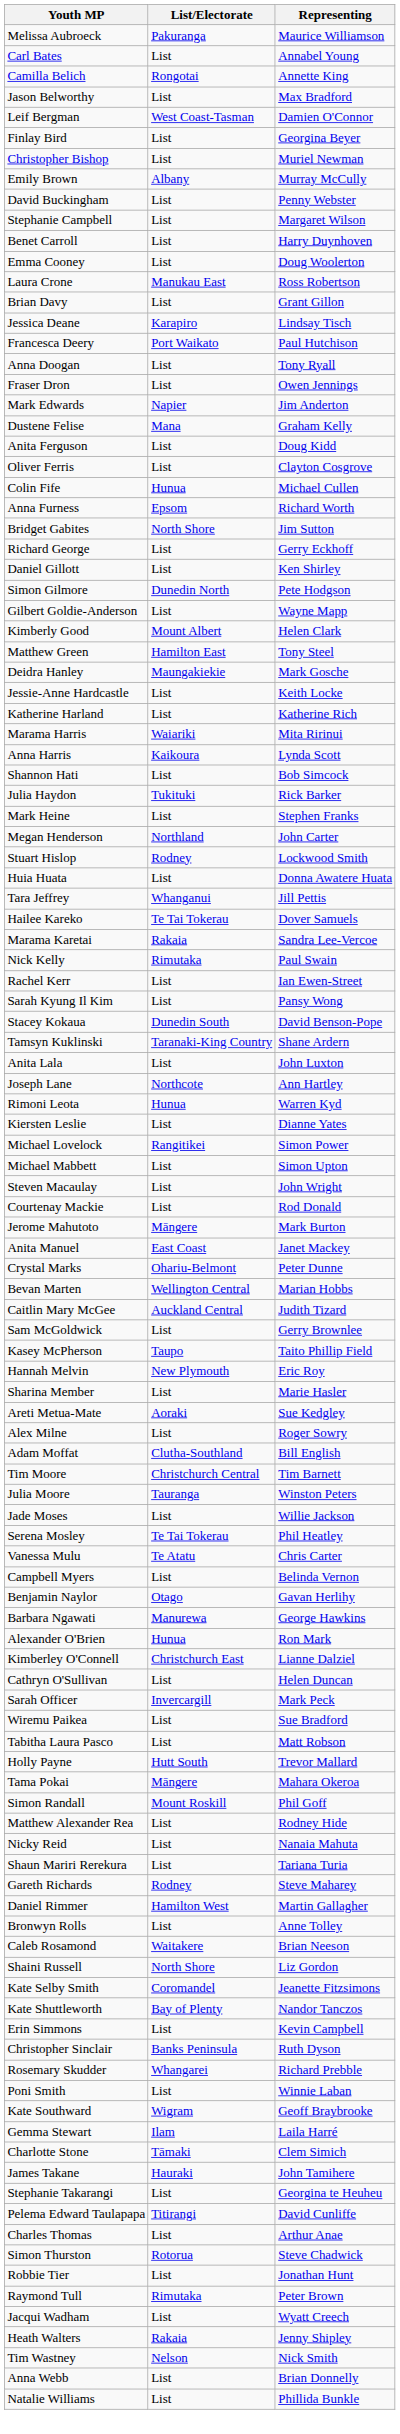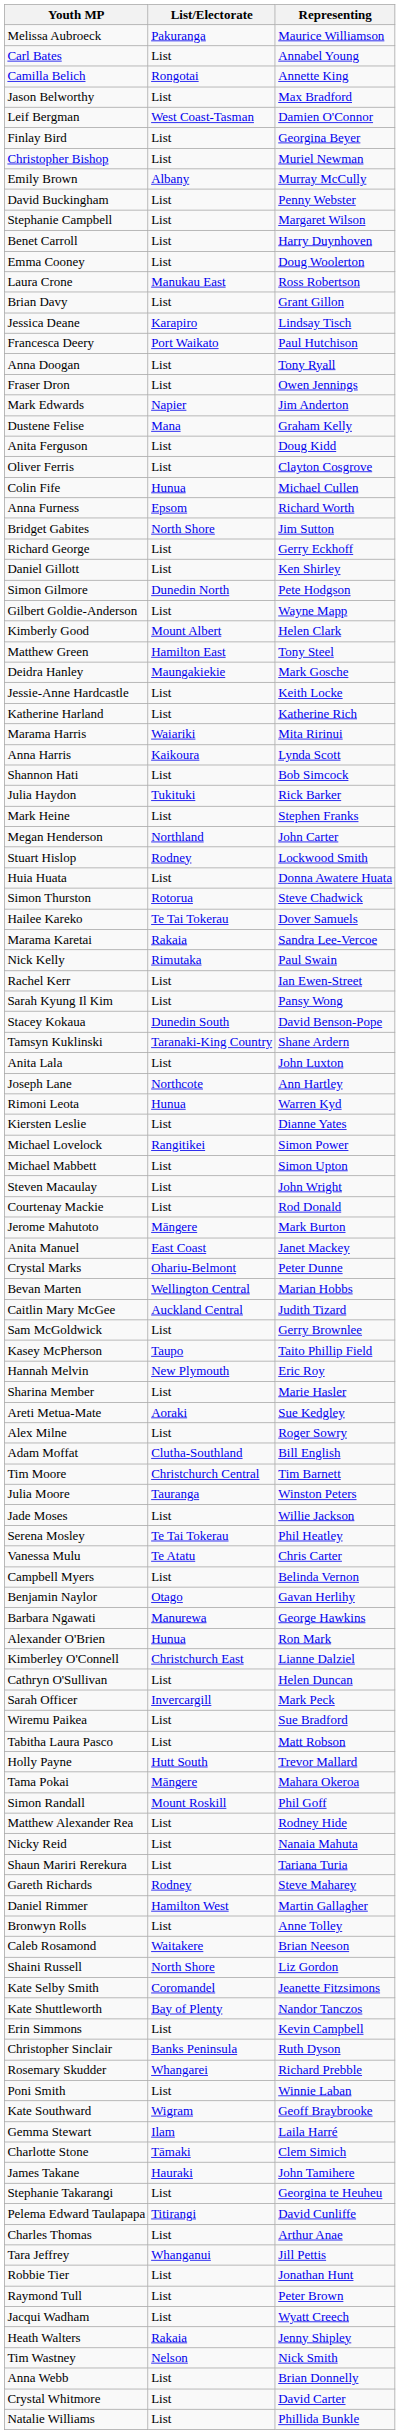rows swapped: (38, 898) <-> (49, 2255)
(176, 2296) Rimutaka -> (161, 2296) List
+ row: (54, 2399)
